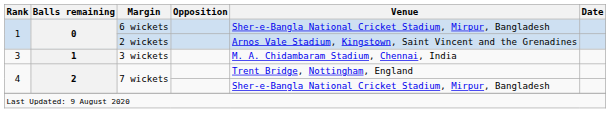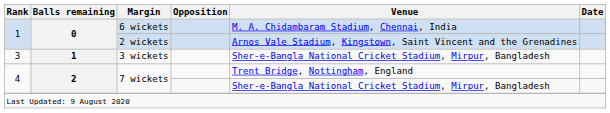(391, 27) Sher-e-Bangla National Cricket Stadium, Mirpur, Bangladesh -> (344, 27) M. A. Chidambaram Stadium, Chennai, India
(344, 56) M. A. Chidambaram Stadium, Chennai, India -> (391, 56) Sher-e-Bangla National Cricket Stadium, Mirpur, Bangladesh
